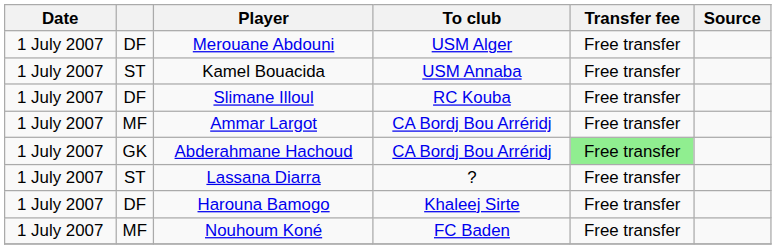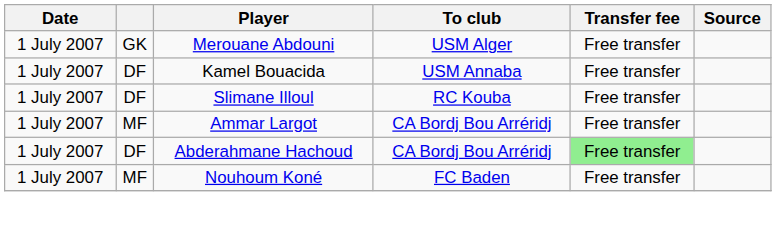(135, 44) DF -> (135, 44) GK
(135, 71) ST -> (135, 71) DF
(135, 150) GK -> (135, 150) DF
- row: (264, 177)
- row: (264, 204)
